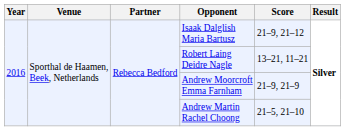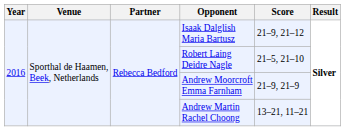(283, 60) 13–21, 11–21 -> (280, 60) 21–5, 21–10
(280, 113) 21–5, 21–10 -> (283, 113) 13–21, 11–21
